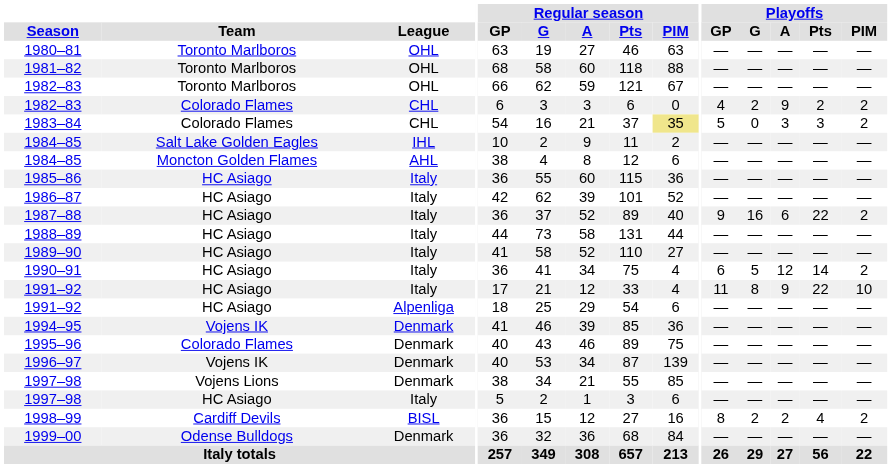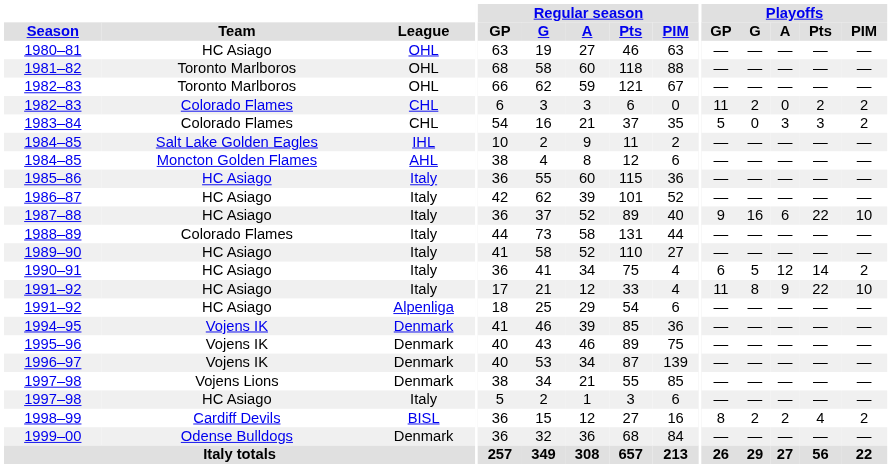(237, 50) Toronto Marlboros -> (237, 50) HC Asiago
(721, 105) 4 -> (721, 105) 11
(785, 105) 9 -> (785, 105) 0
(676, 123) khaki background -> (676, 123) no background
(864, 215) 2 -> (864, 215) 10
(237, 234) HC Asiago -> (237, 234) Colorado Flames
(237, 344) Colorado Flames -> (237, 344) Vojens IK
